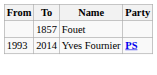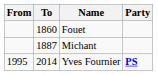(47, 29) 1857 -> (47, 29) 1860
+ row: (79, 45)
(17, 45) 1993 -> (17, 62) 1995
